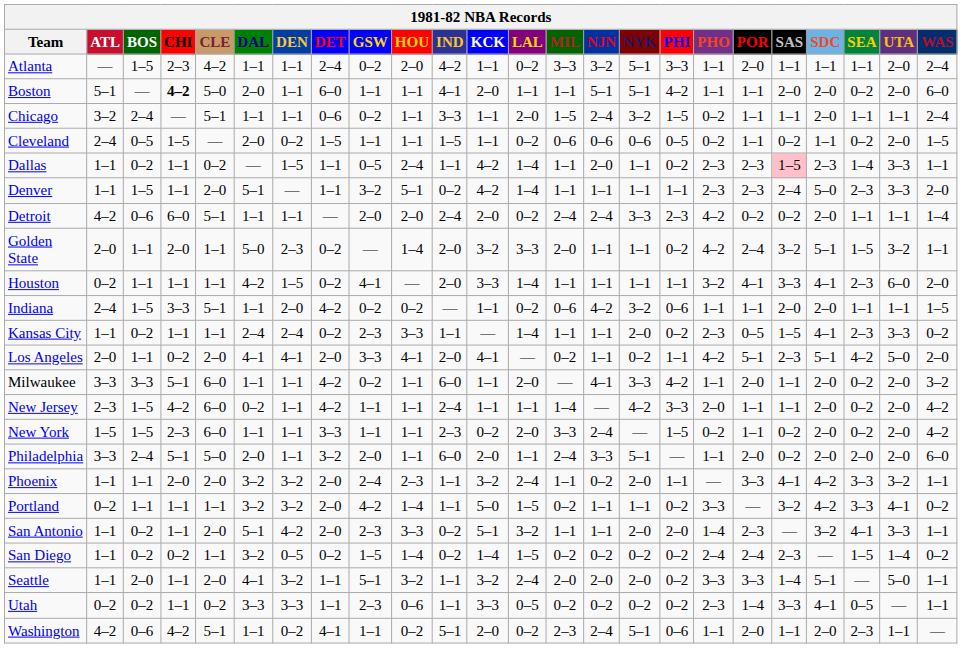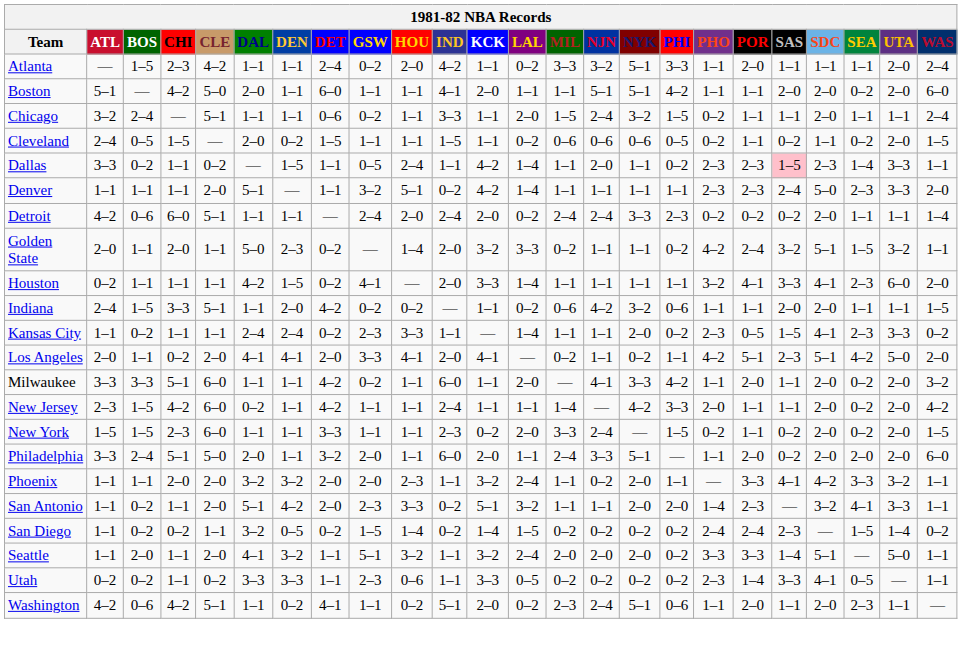(178, 91) bold -> (178, 91) normal
(105, 165) 1–1 -> (105, 165) 3–3
(142, 190) 1–5 -> (142, 190) 1–1
(370, 215) 2–0 -> (370, 215) 2–4
(714, 215) 4–2 -> (714, 215) 0–2
(565, 249) 2–0 -> (565, 249) 0–2
(937, 431) 4–2 -> (937, 431) 1–5
(370, 481) 2–4 -> (370, 481) 2–0
- row: (33, 506)
